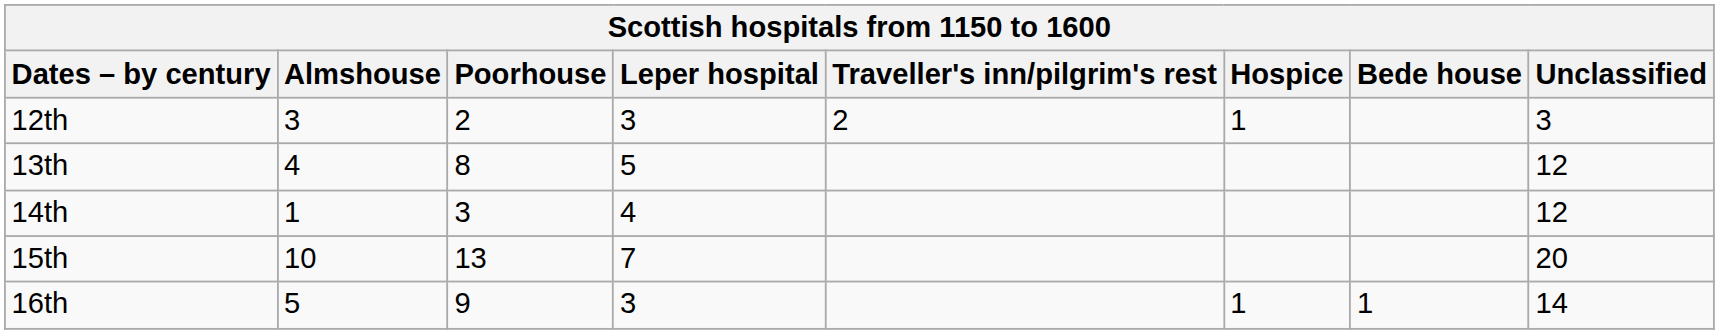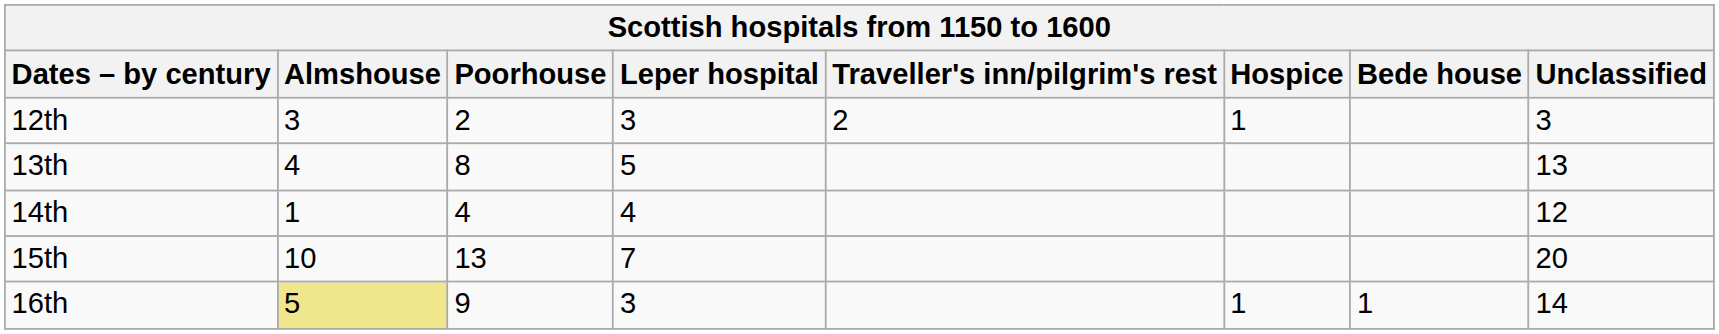(1552, 166) 12 -> (1552, 166) 13
(462, 212) 3 -> (462, 212) 4
(292, 304) no background -> (292, 304) khaki background
